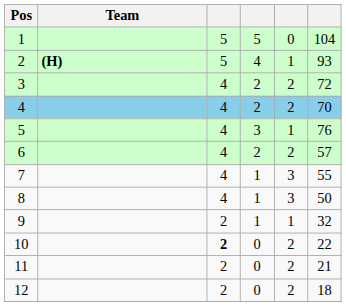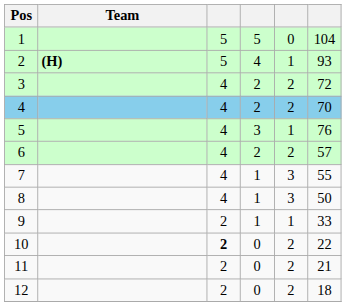(324, 221) 32 -> (324, 221) 33
